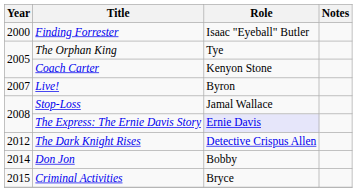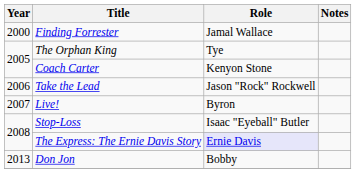(258, 31) Isaac "Eyeball" Butler -> (239, 31) Jamal Wallace
+ row: (67, 86)
(239, 104) Jamal Wallace -> (258, 123) Isaac "Eyeball" Butler
- row: (88, 141)
(19, 159) 2014 -> (19, 159) 2013
- row: (79, 178)
